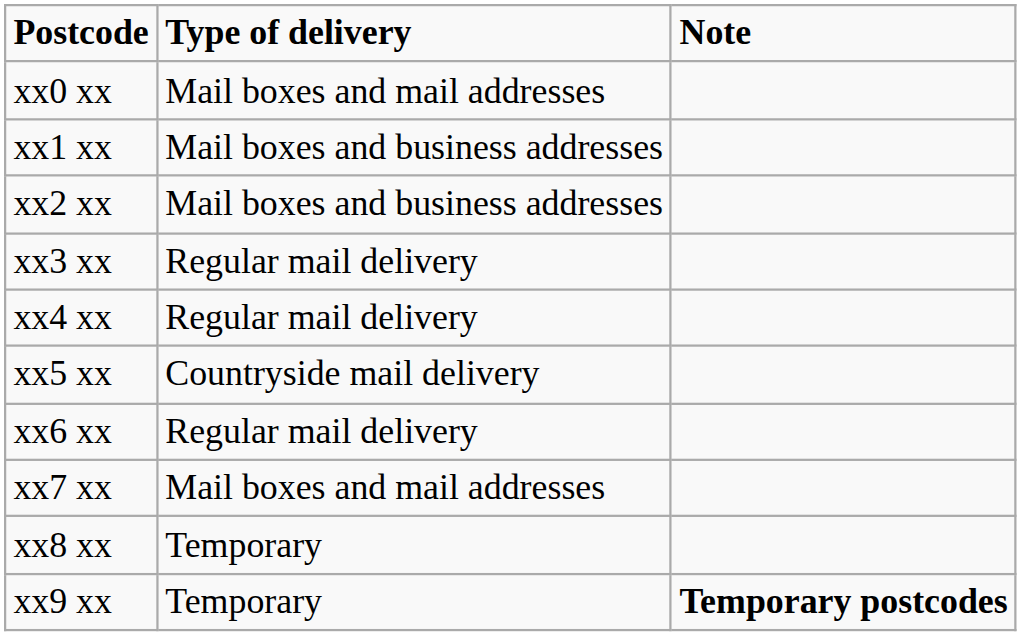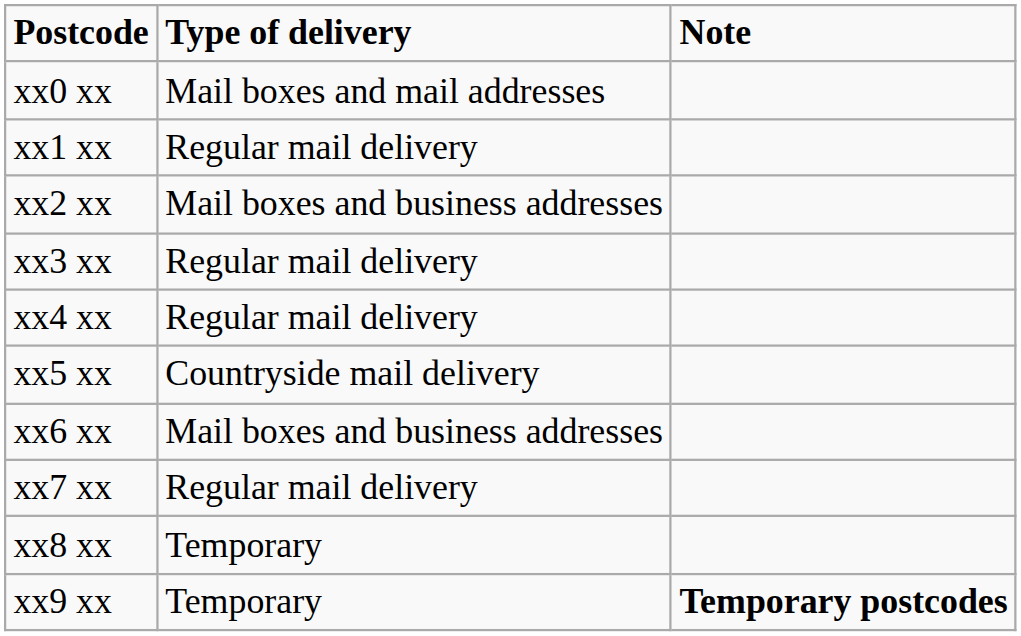(414, 146) Mail boxes and business addresses -> (322, 146) Regular mail delivery
(322, 430) Regular mail delivery -> (414, 430) Mail boxes and business addresses
(385, 487) Mail boxes and mail addresses -> (322, 487) Regular mail delivery
